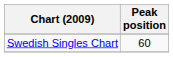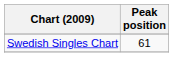(145, 43) 60 -> (145, 43) 61
